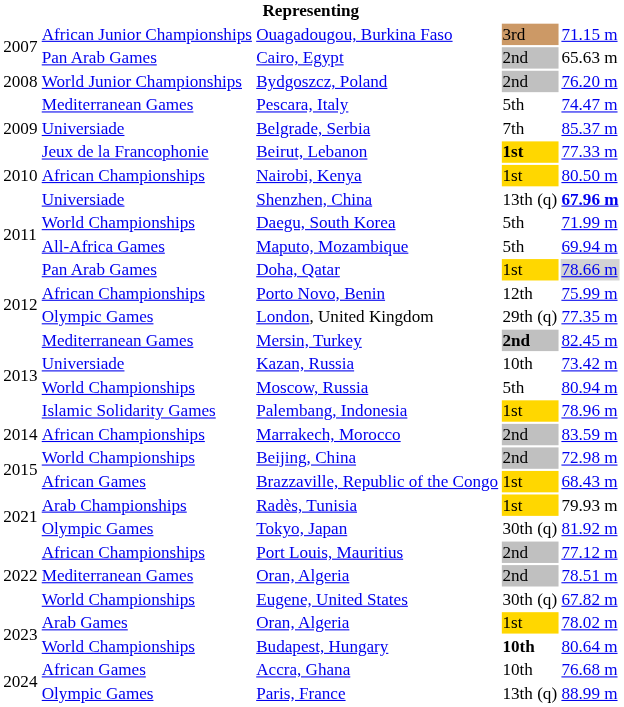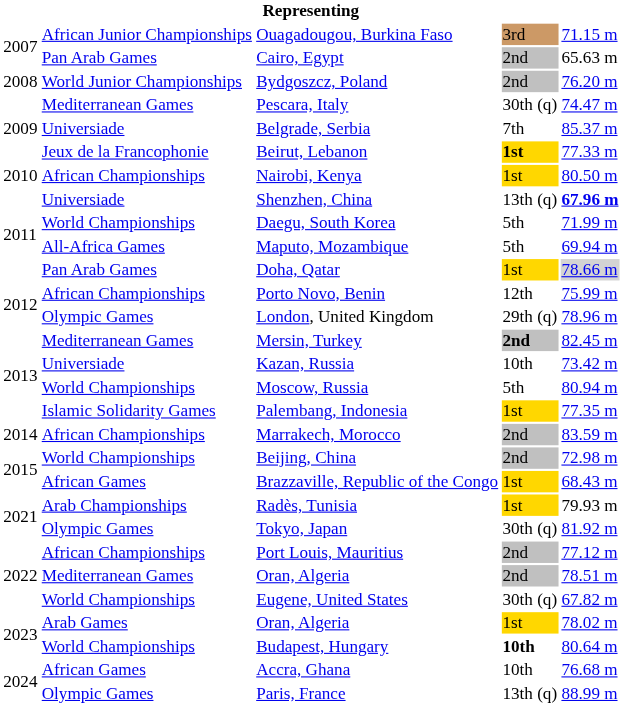(513, 104) 5th -> (530, 104) 30th (q)
(589, 316) 77.35 m -> (589, 316) 78.96 m
(589, 410) 78.96 m -> (589, 410) 77.35 m
